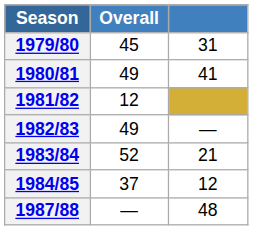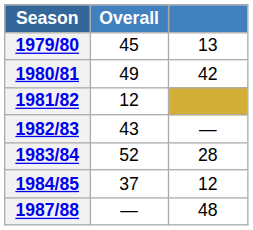(208, 46) 31 -> (208, 46) 13
(208, 73) 41 -> (208, 73) 42
(129, 128) 49 -> (129, 128) 43
(208, 156) 21 -> (208, 156) 28
